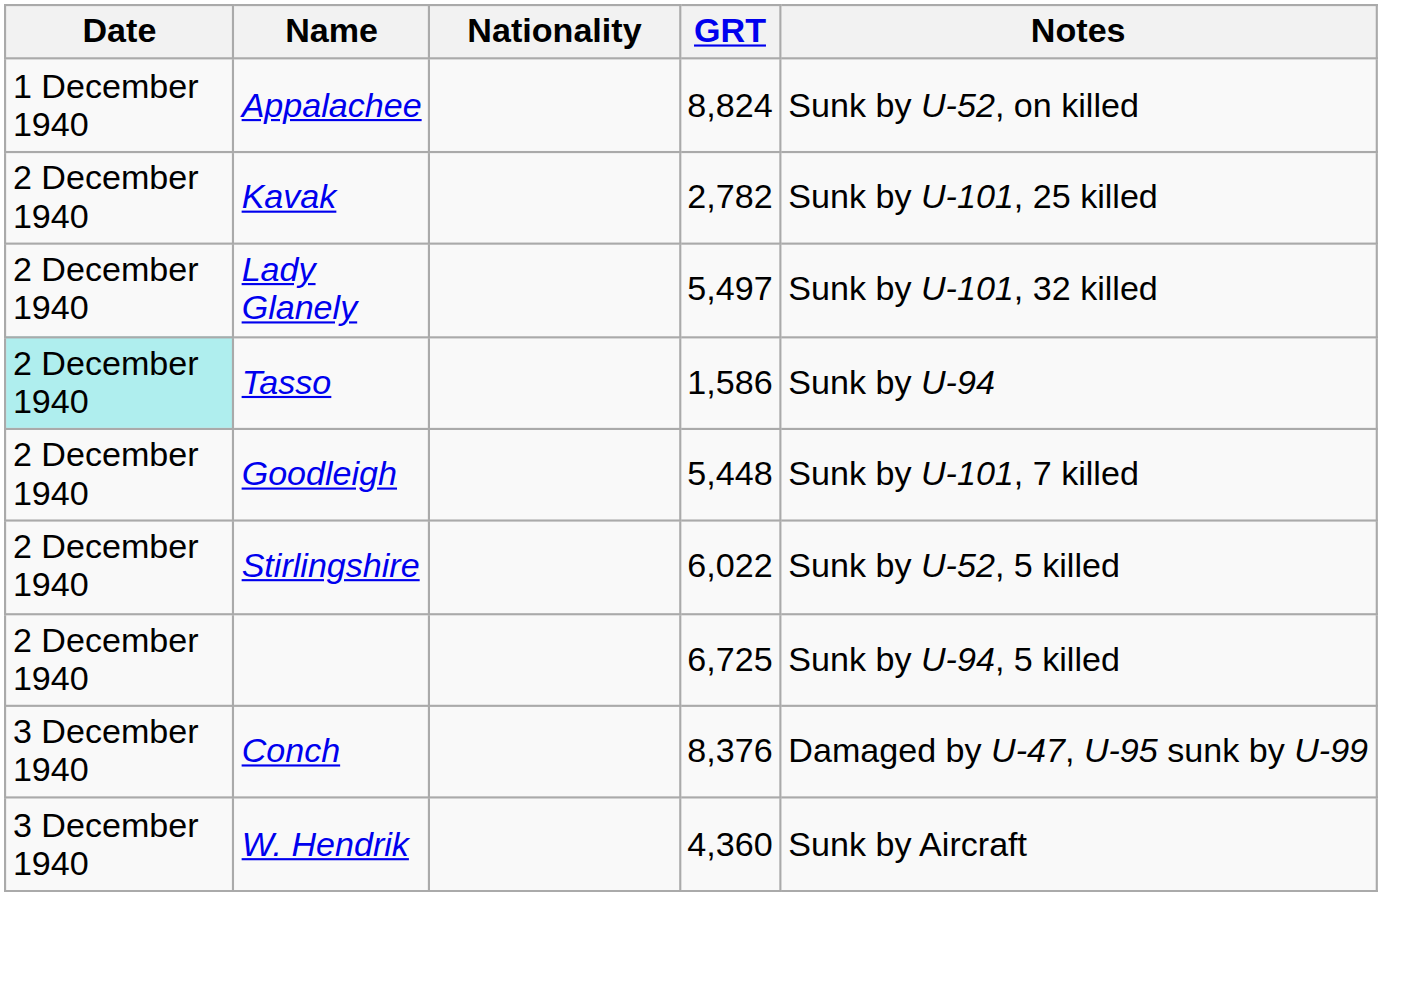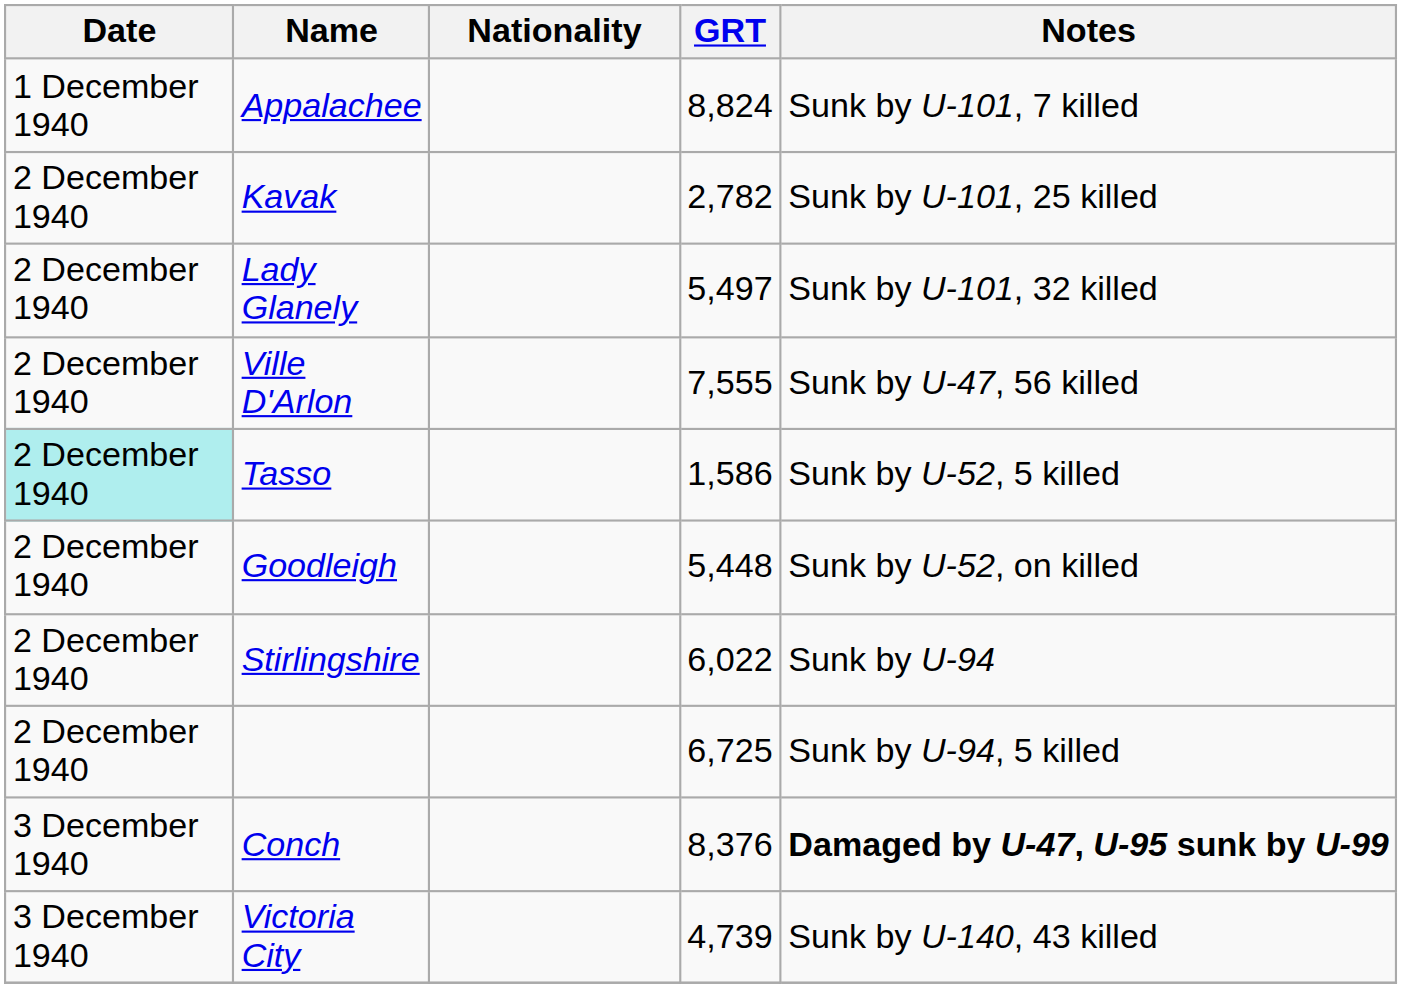(964, 104) Sunk by U-52, on killed -> (964, 104) Sunk by U-101, 7 killed
+ row: (297, 381)
(892, 381) Sunk by U-94 -> (954, 474) Sunk by U-52, 5 killed
(964, 474) Sunk by U-101, 7 killed -> (964, 566) Sunk by U-52, on killed
(954, 566) Sunk by U-52, 5 killed -> (892, 659) Sunk by U-94
(1078, 751) normal -> (1089, 843) bold
+ row: (298, 936)
- row: (325, 843)
